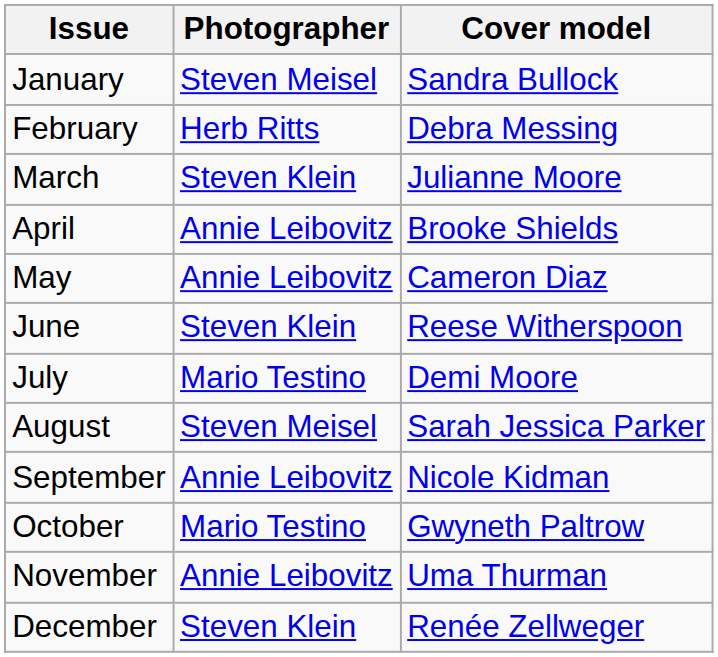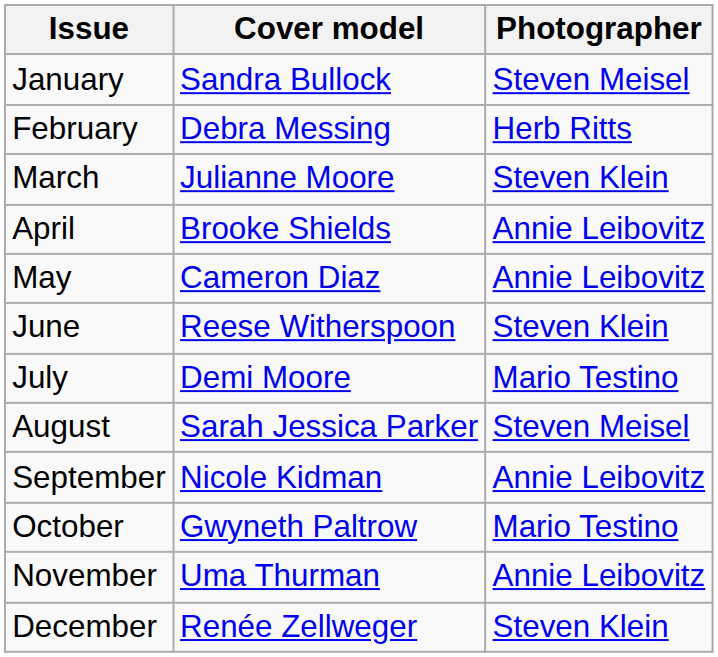columns swapped: (556, 29) <-> (286, 29)
